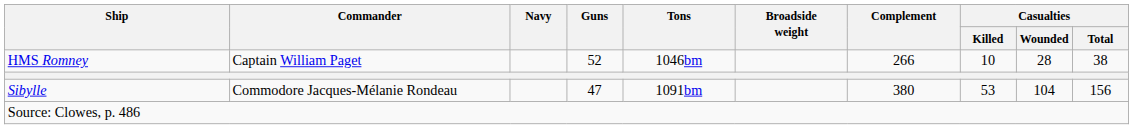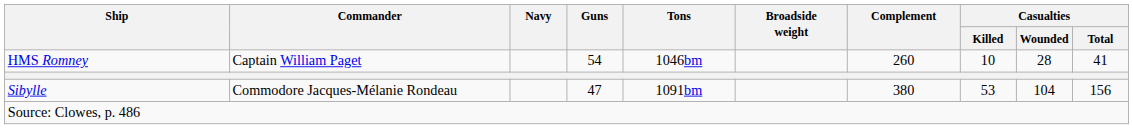(595, 60) 52 -> (595, 60) 54
(904, 60) 266 -> (904, 60) 260
(1100, 60) 38 -> (1100, 60) 41
